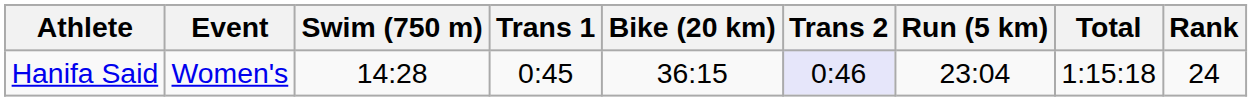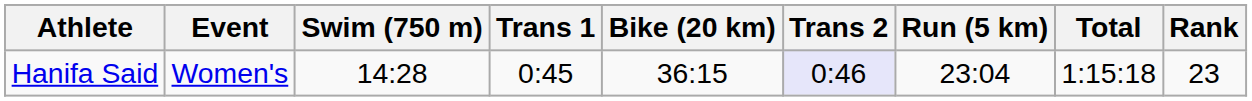(1204, 73) 24 -> (1204, 73) 23
